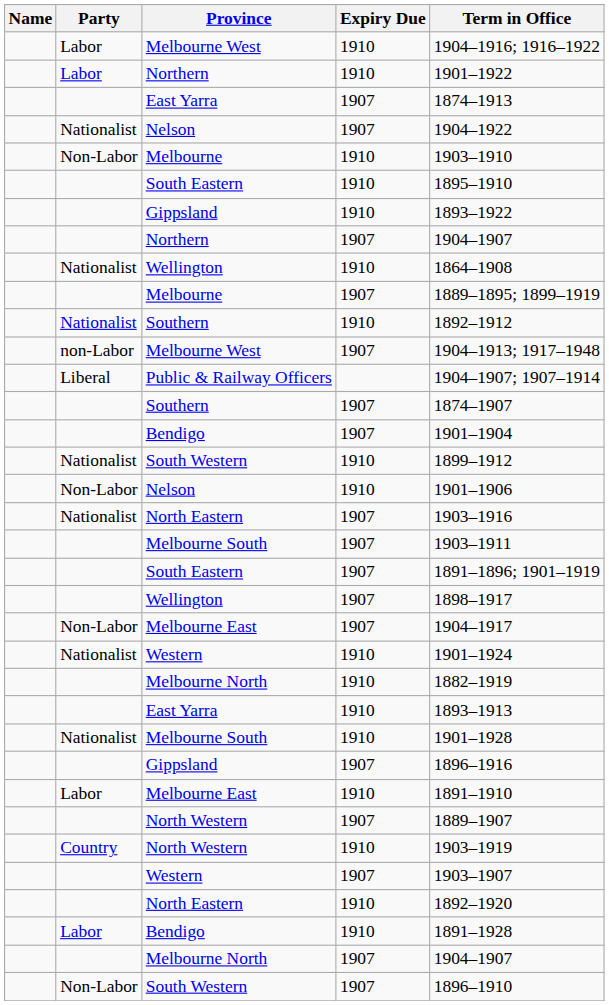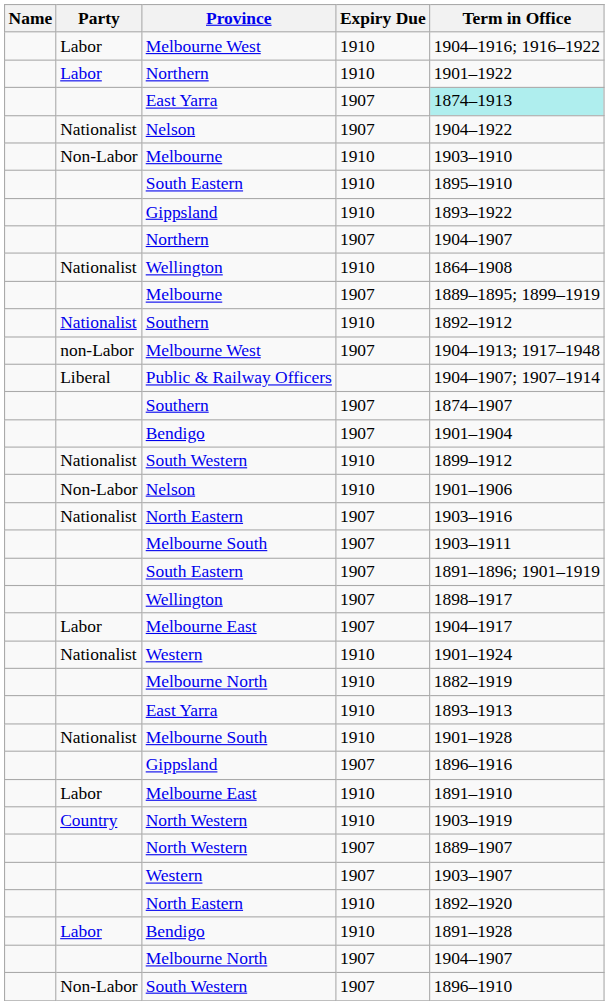(473, 101) no background -> (473, 101) paleturquoise background
(99, 626) Non-Labor -> (81, 626) Labor
rows swapped: (196, 820) <-> (196, 848)
